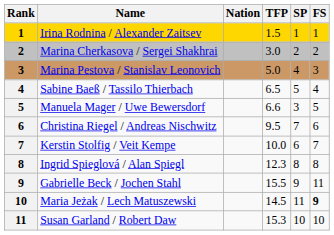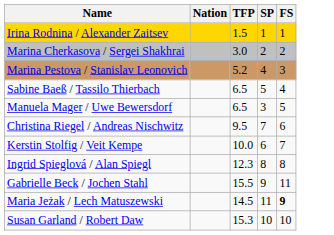- column: (21, 13)
(273, 70) 5.0 -> (240, 70) 5.2
(273, 107) 6.6 -> (240, 107) 6.5
